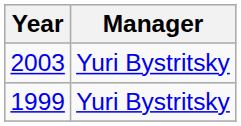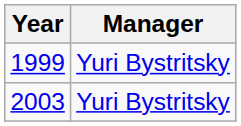rows swapped: (38, 101) <-> (38, 62)
